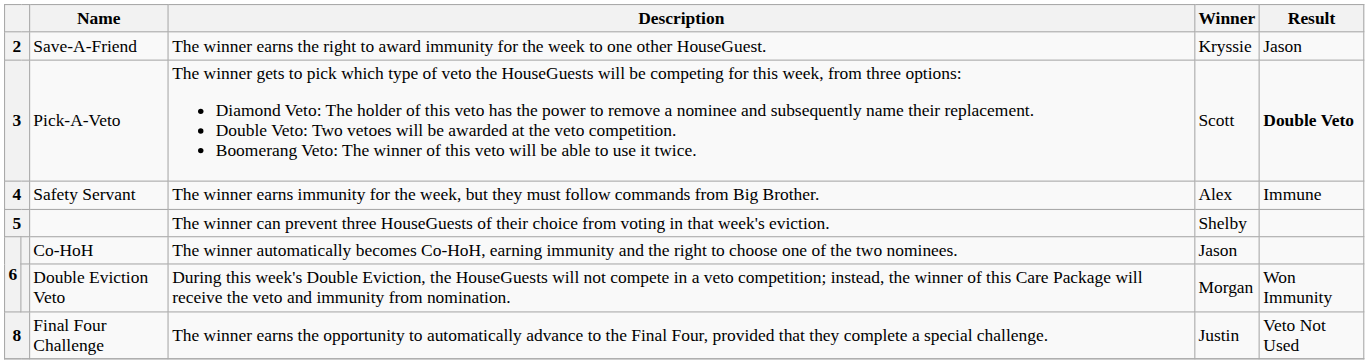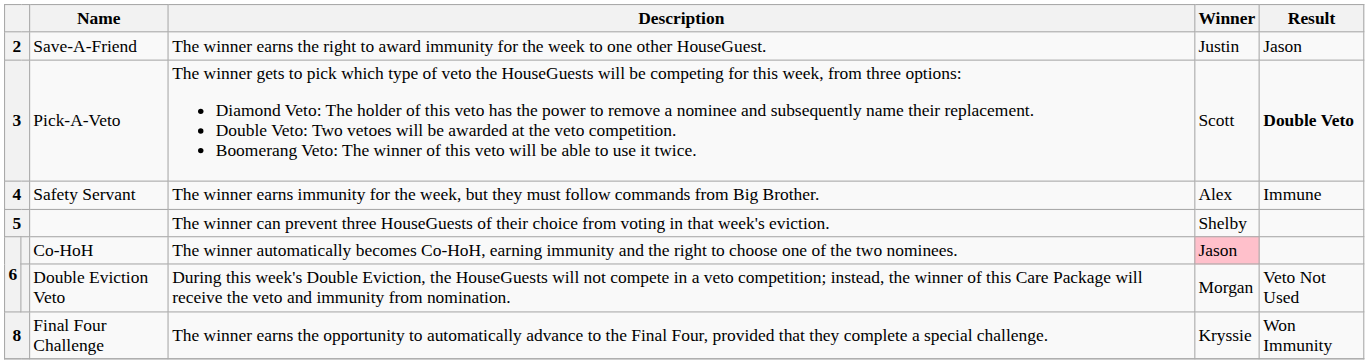(1225, 45) Kryssie -> (1219, 45) Justin
(1218, 250) no background -> (1218, 250) pink background
(1298, 287) Won Immunity -> (1295, 287) Veto Not Used
(1219, 335) Justin -> (1225, 335) Kryssie
(1295, 335) Veto Not Used -> (1298, 335) Won Immunity
